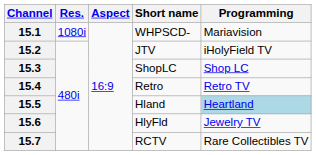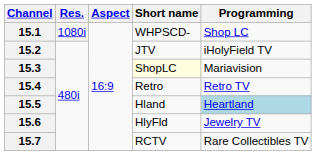(233, 31) Mariavision -> (226, 31) Shop LC
(156, 68) no background -> (156, 68) lightyellow background
(226, 68) Shop LC -> (233, 68) Mariavision
